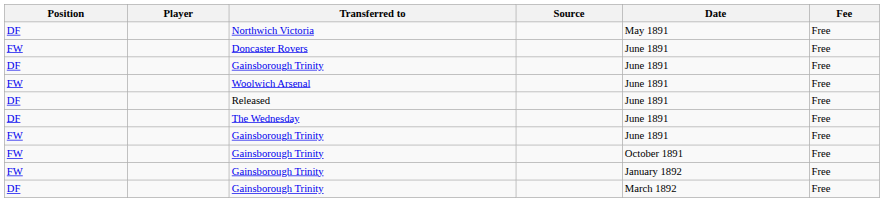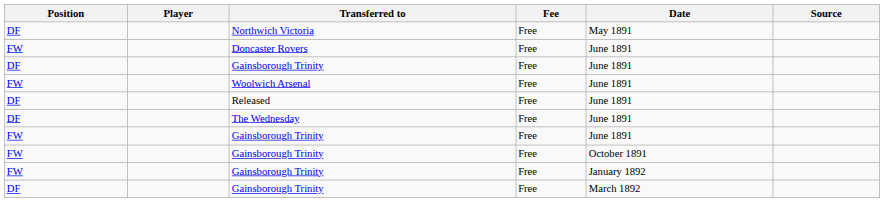columns swapped: (844, 13) <-> (569, 13)
